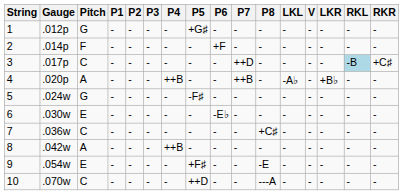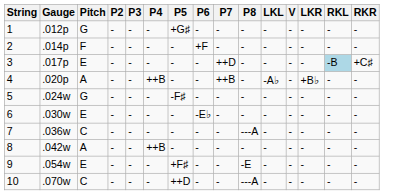- column: (117, 12)
(84, 63) C -> (83, 63) E
(268, 131) +C♯ -> (250, 131) ---A
